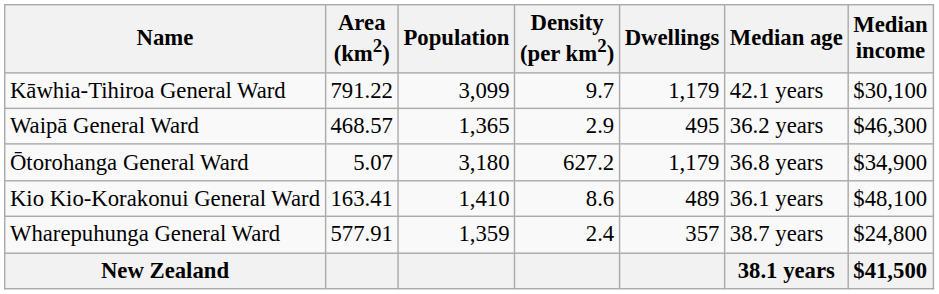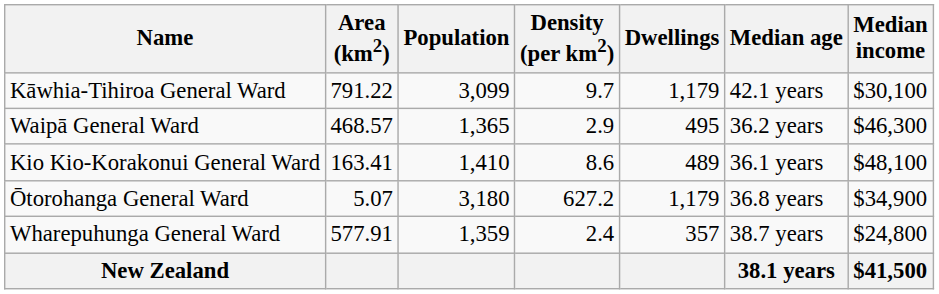rows swapped: (165, 198) <-> (129, 162)
